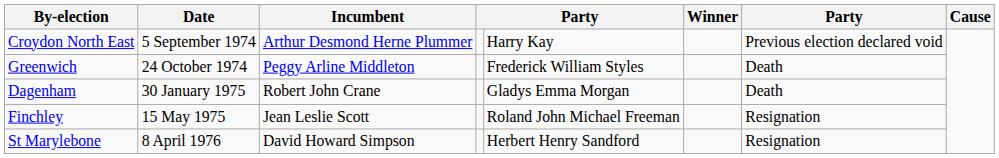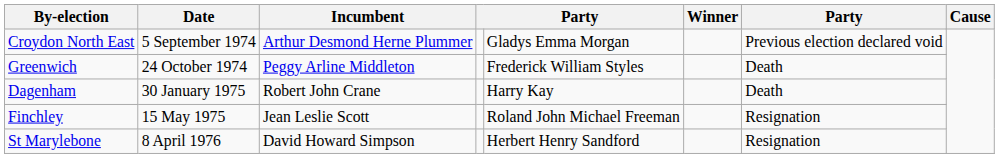(520, 41) Harry Kay -> (558, 41) Gladys Emma Morgan
(558, 91) Gladys Emma Morgan -> (520, 91) Harry Kay
